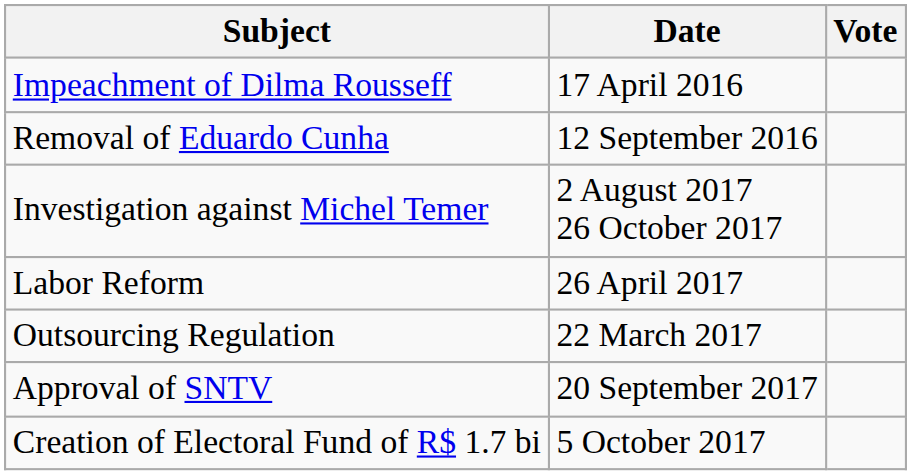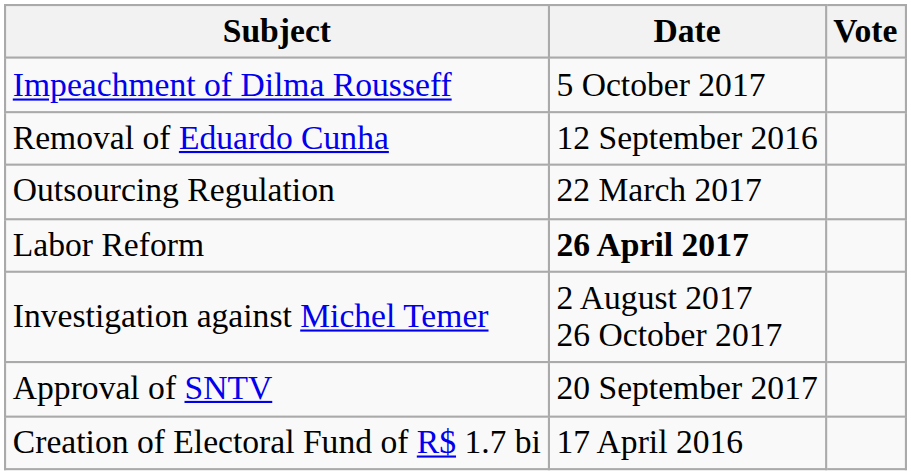(650, 84) 17 April 2016 -> (661, 84) 5 October 2017
rows swapped: (174, 335) <-> (251, 209)
(650, 282) normal -> (653, 244) bold
(661, 441) 5 October 2017 -> (650, 441) 17 April 2016
